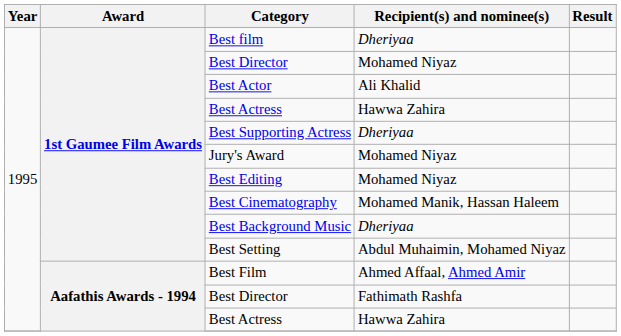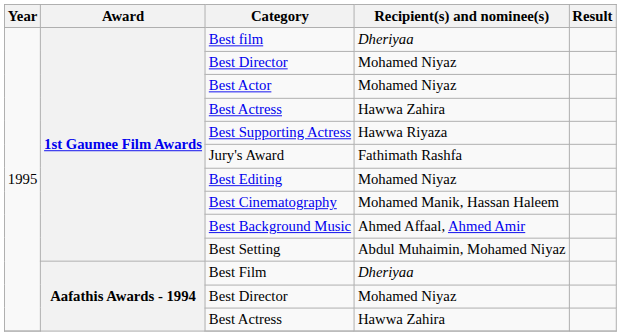(389, 86) Ali Khalid -> (407, 86) Mohamed Niyaz
(386, 132) Dheriyaa -> (403, 132) Hawwa Riyaza
(407, 156) Mohamed Niyaz -> (410, 156) Fathimath Rashfa
(386, 226) Dheriyaa -> (442, 226) Ahmed Affaal, Ahmed Amir
(442, 272) Ahmed Affaal, Ahmed Amir -> (386, 272) Dheriyaa
(410, 296) Fathimath Rashfa -> (407, 296) Mohamed Niyaz
